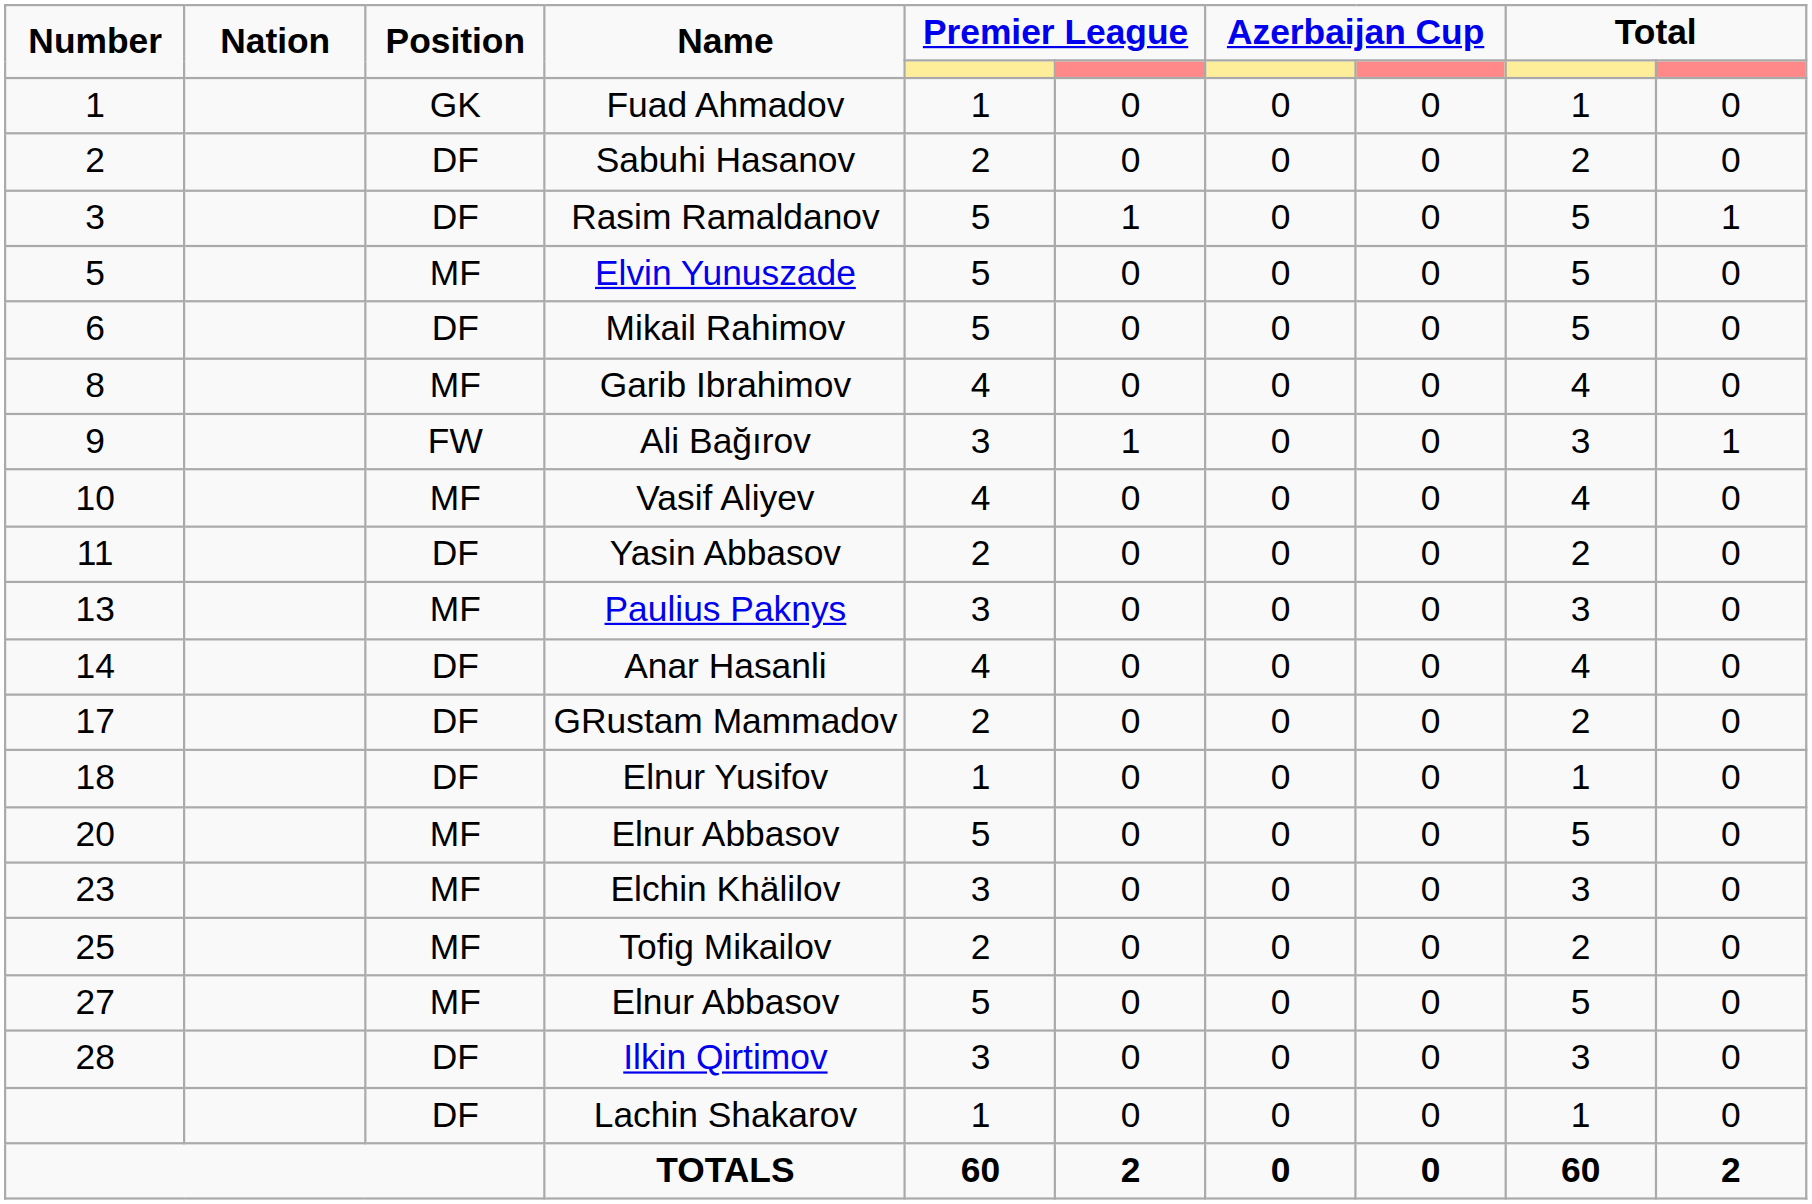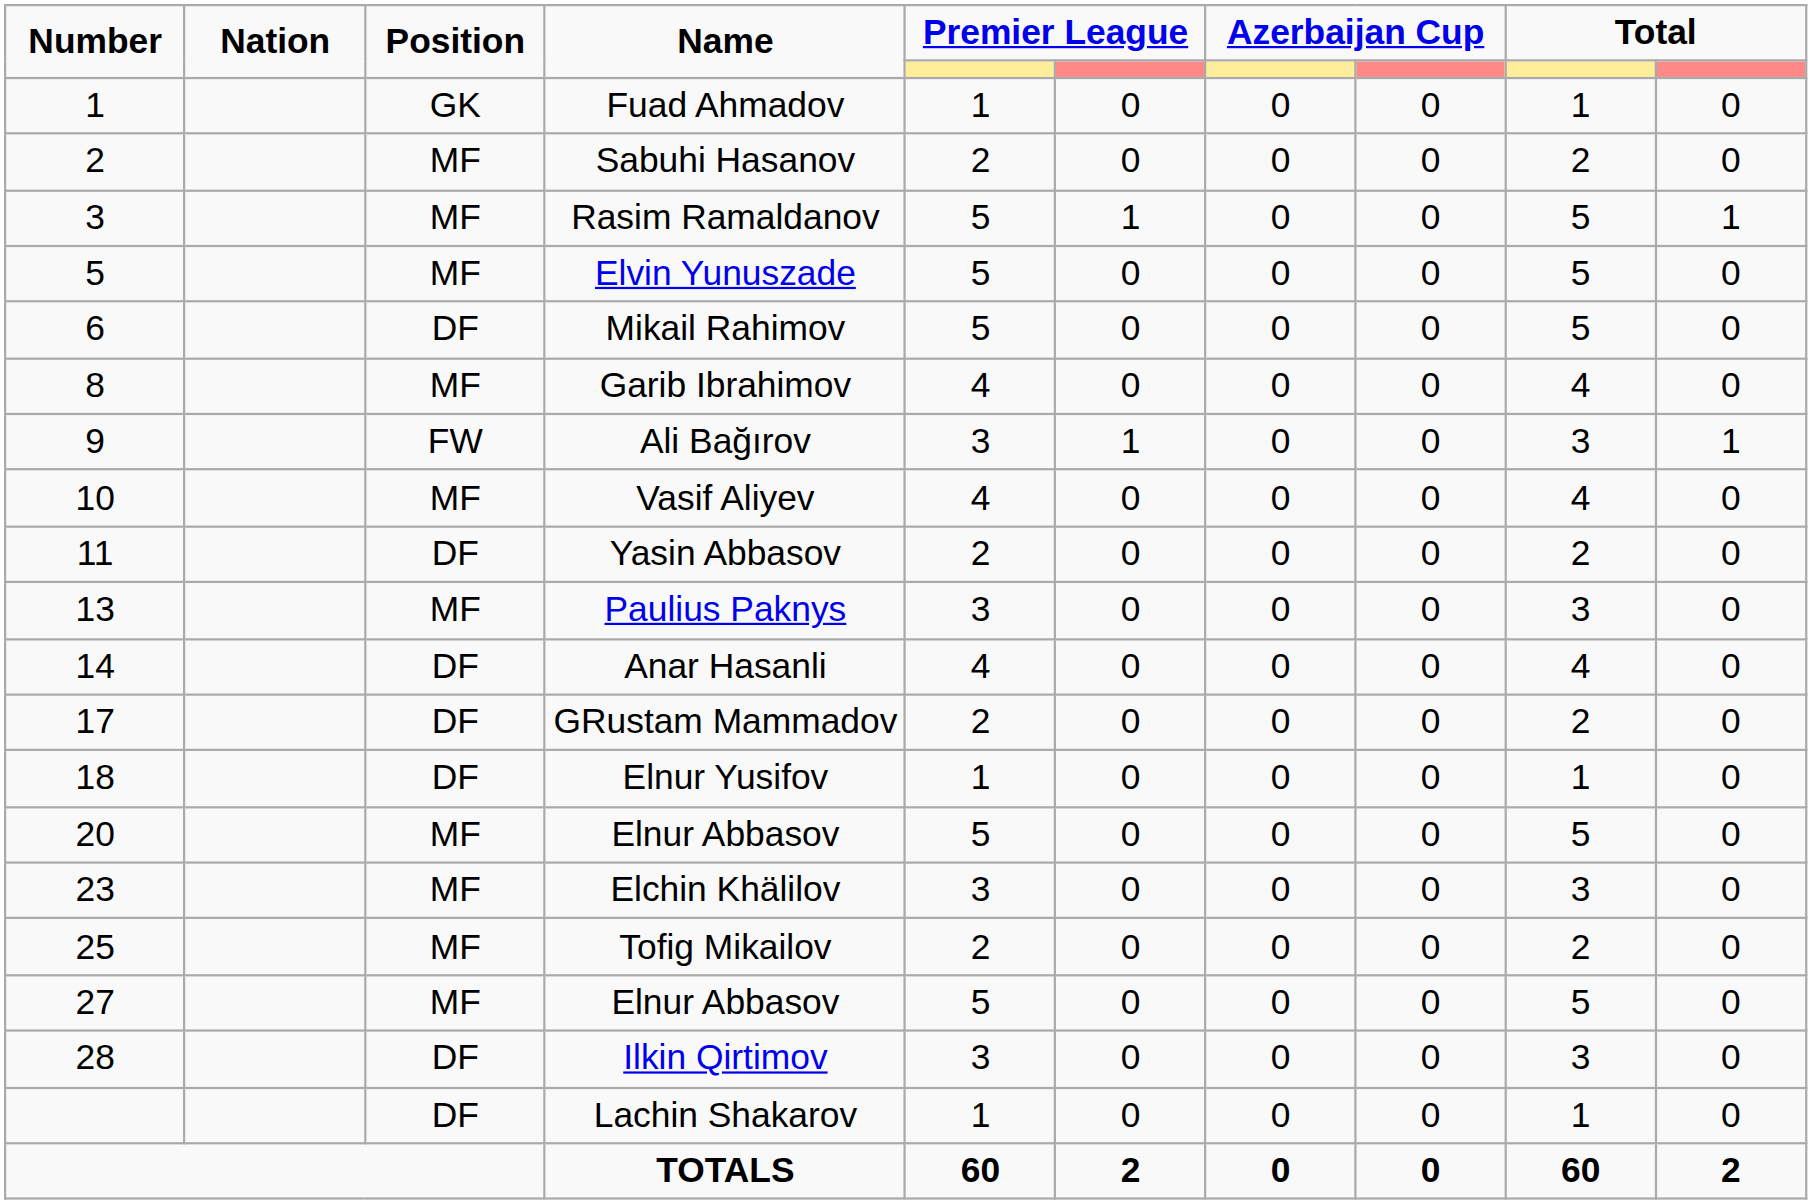(455, 160) DF -> (455, 160) MF
(455, 217) DF -> (455, 217) MF
